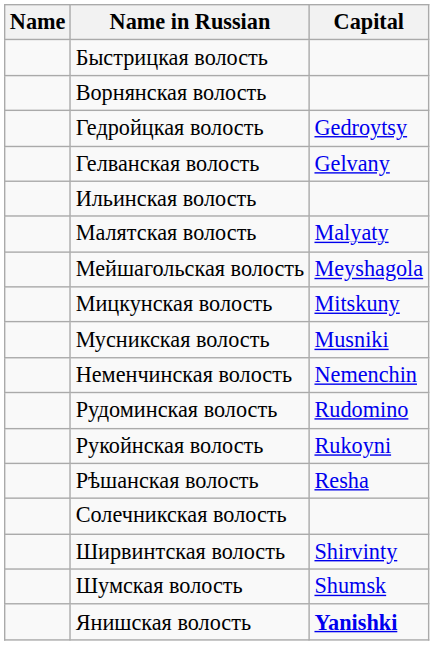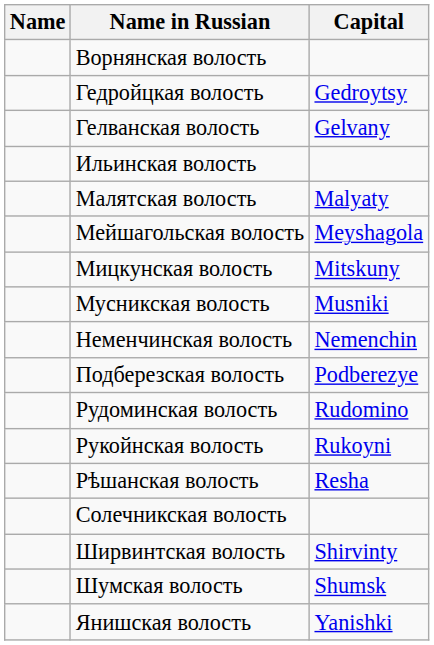- row: (172, 57)
+ row: (180, 374)
(356, 621) bold -> (354, 621) normal
